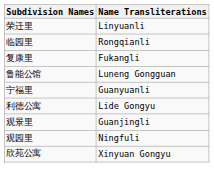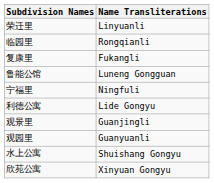(124, 90) Guanyuanli -> (119, 90) Ningfuli
(119, 138) Ningfuli -> (124, 138) Guanyuanli
+ row: (24, 154)
